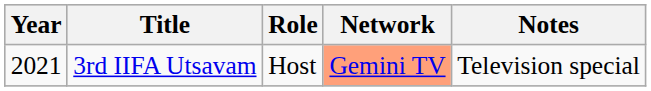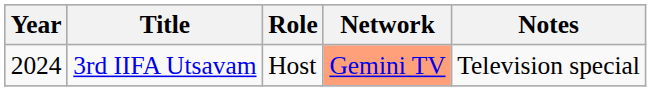(36, 65) 2021 -> (36, 65) 2024
